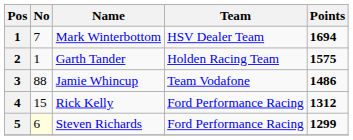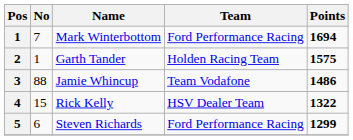(216, 37) HSV Dealer Team -> (235, 37) Ford Performance Racing
(235, 102) Ford Performance Racing -> (216, 102) HSV Dealer Team
(323, 102) 1312 -> (323, 102) 1322
(37, 124) lightyellow background -> (37, 124) no background
